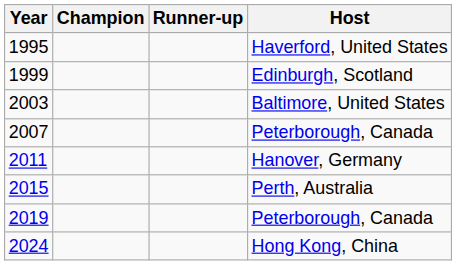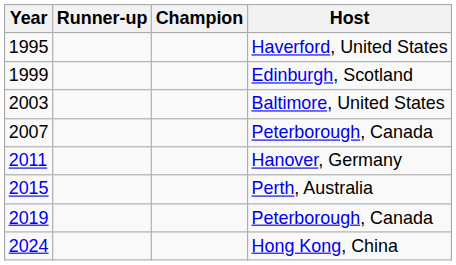columns swapped: (101, 18) <-> (198, 18)
